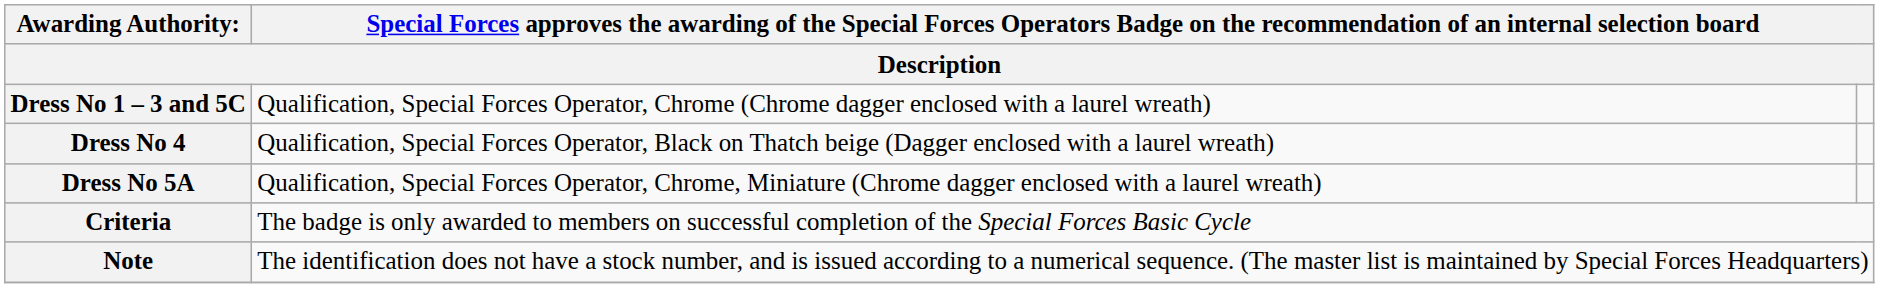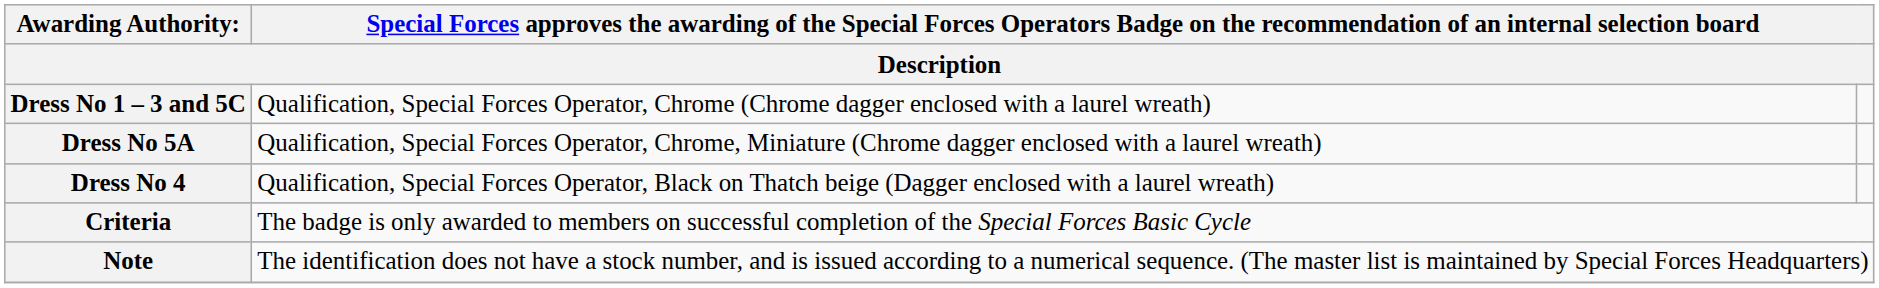rows swapped: (128, 182) <-> (128, 143)
